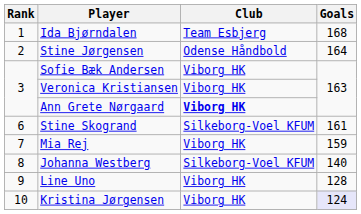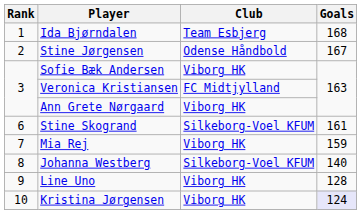(337, 51) 164 -> (337, 51) 167
(214, 88) Viborg HK -> (232, 88) FC Midtjylland
(214, 107) bold -> (214, 107) normal
